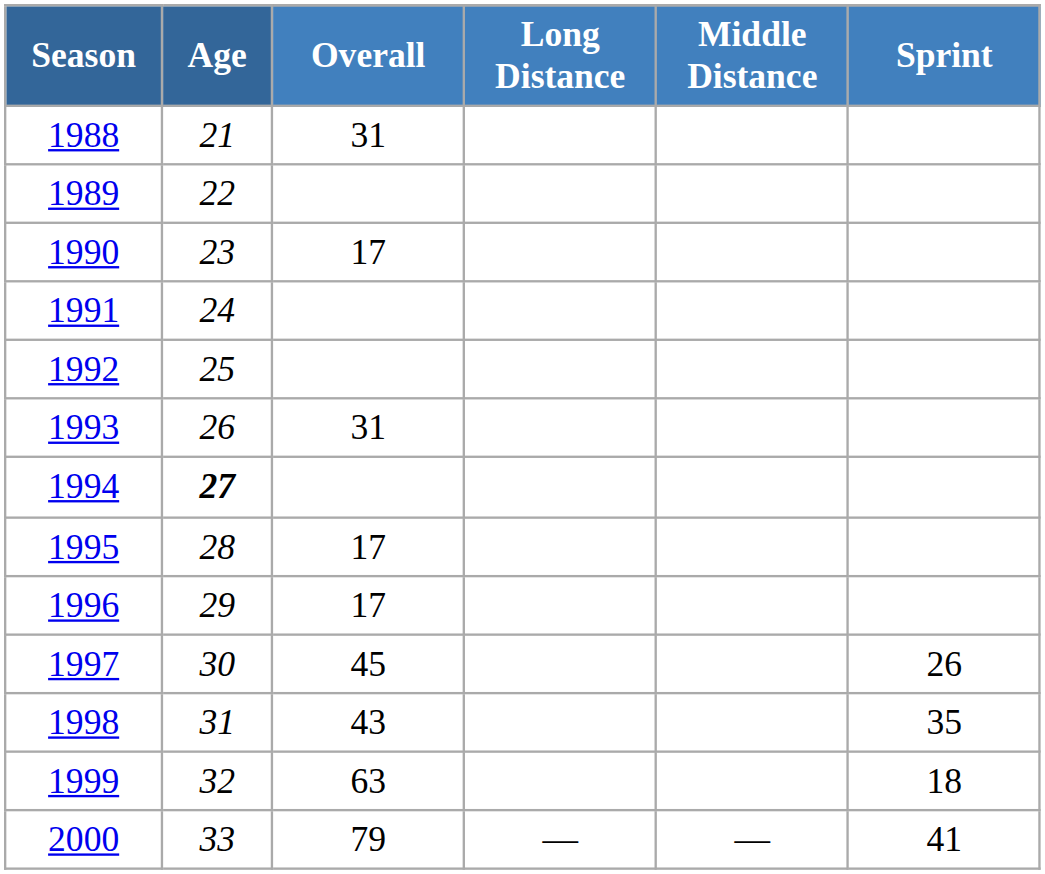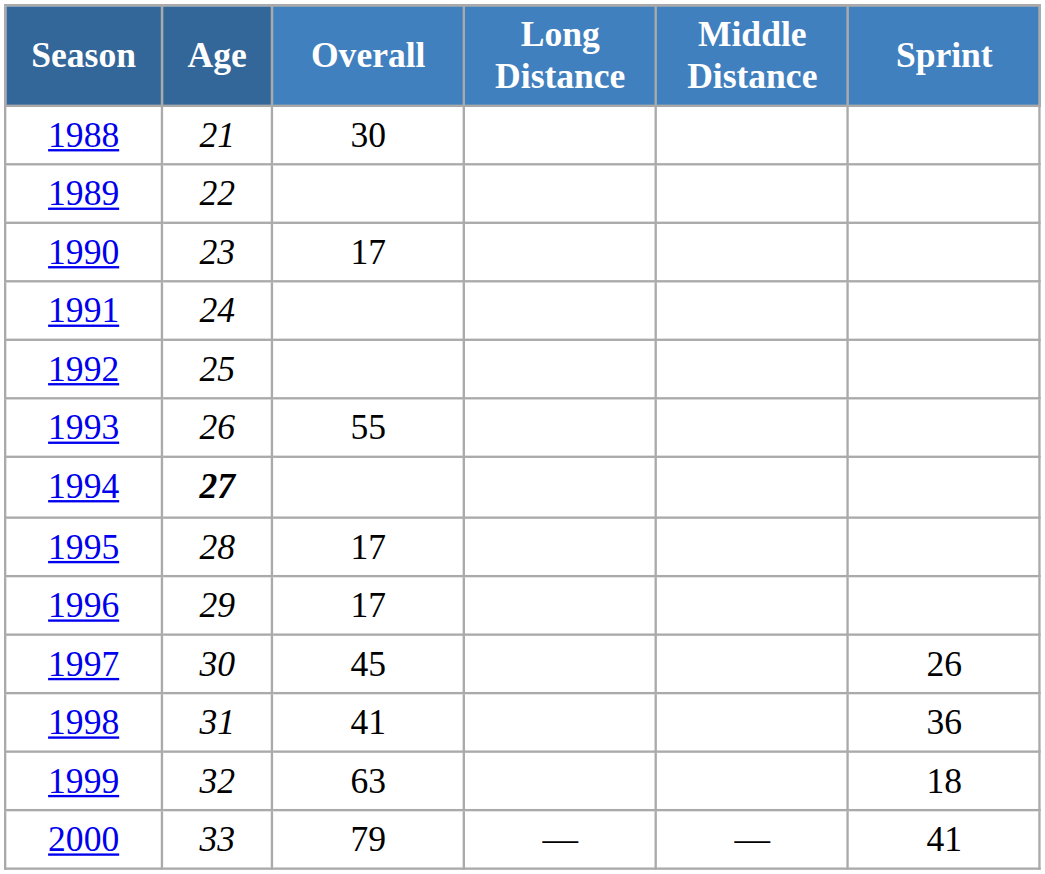(368, 134) 31 -> (368, 134) 30
(368, 428) 31 -> (368, 428) 55
(368, 721) 43 -> (368, 721) 41
(944, 721) 35 -> (944, 721) 36
